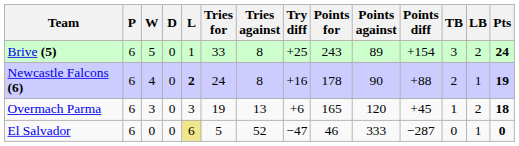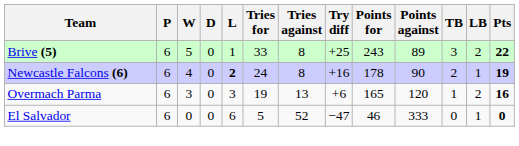- column: (421, 22)
(502, 51) 24 -> (502, 51) 22
(502, 109) 18 -> (502, 94) 16
(191, 130) khaki background -> (232, 115) no background
